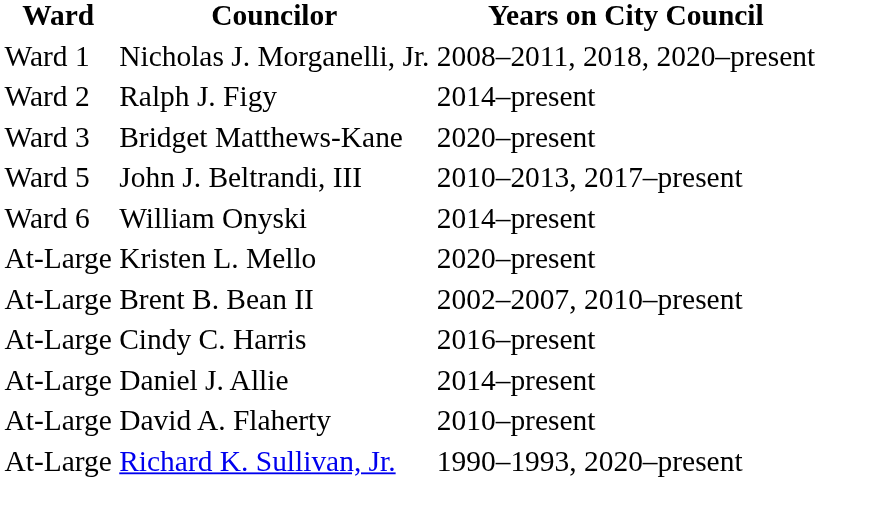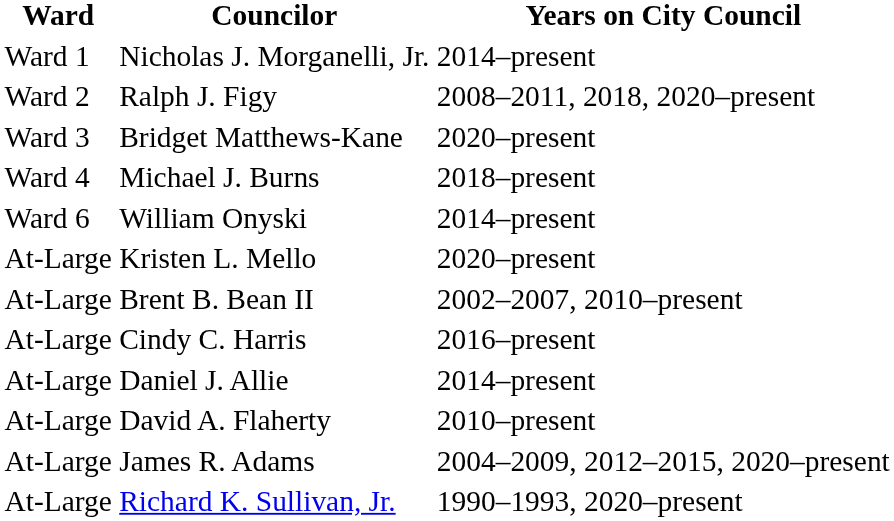(626, 56) 2008–2011, 2018, 2020–present -> (516, 56) 2014–present
(516, 96) 2014–present -> (626, 96) 2008–2011, 2018, 2020–present
+ row: (219, 177)
- row: (241, 177)
+ row: (217, 460)
